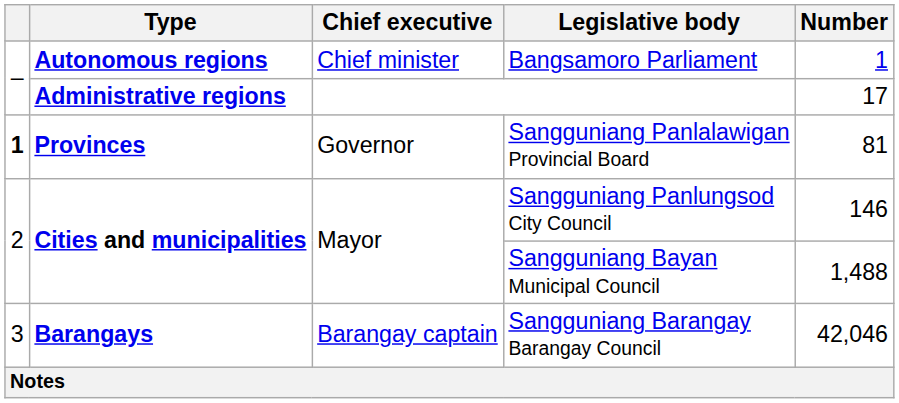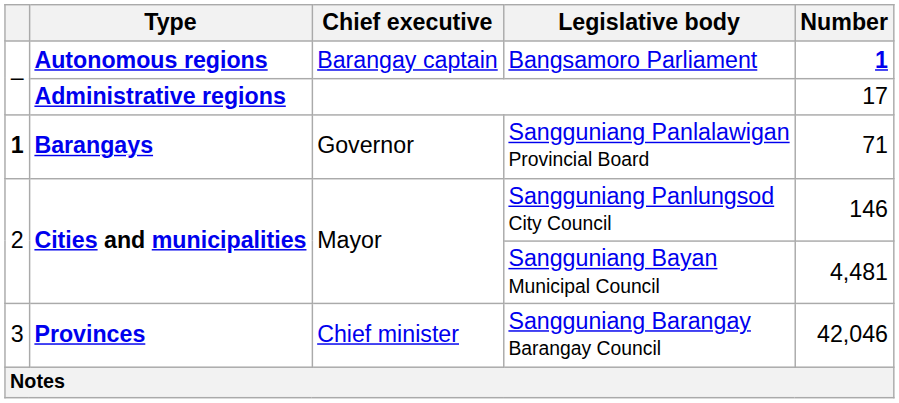(388, 59) Chief minister -> (407, 59) Barangay captain
(882, 59) normal -> (882, 59) bold
(90, 146) Provinces -> (94, 146) Barangays
(875, 146) 81 -> (875, 146) 71
(859, 272) 1,488 -> (859, 272) 4,481
(94, 335) Barangays -> (90, 335) Provinces
(407, 335) Barangay captain -> (388, 335) Chief minister
